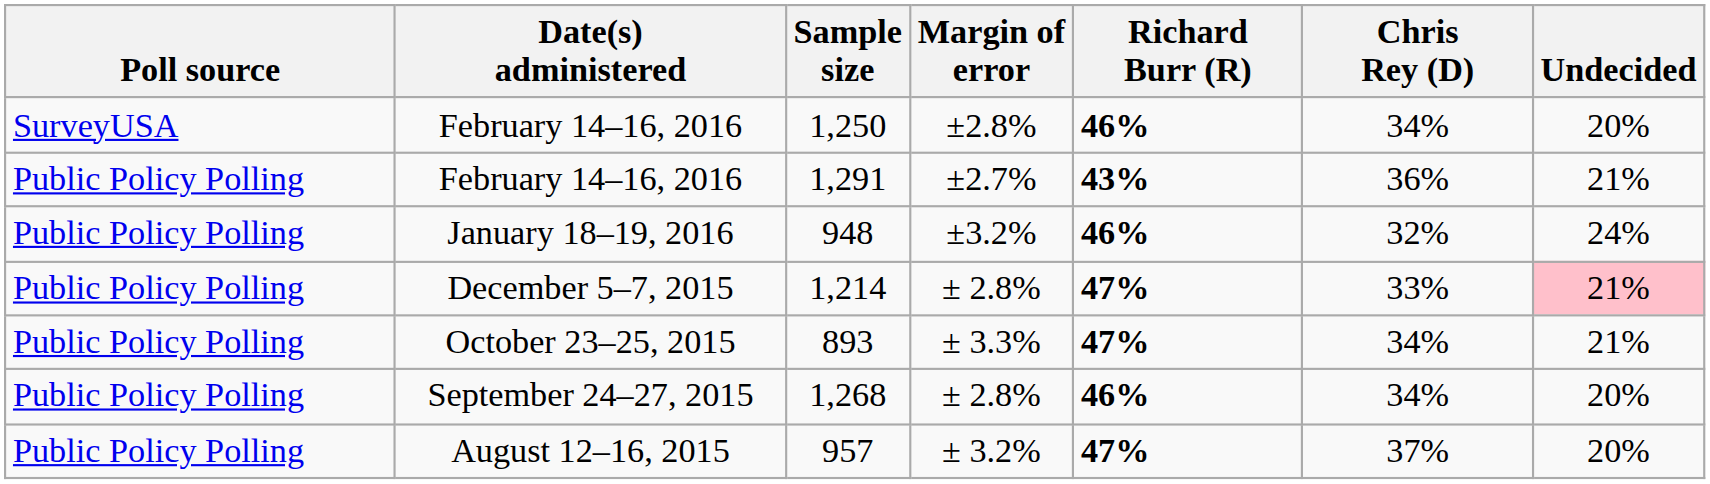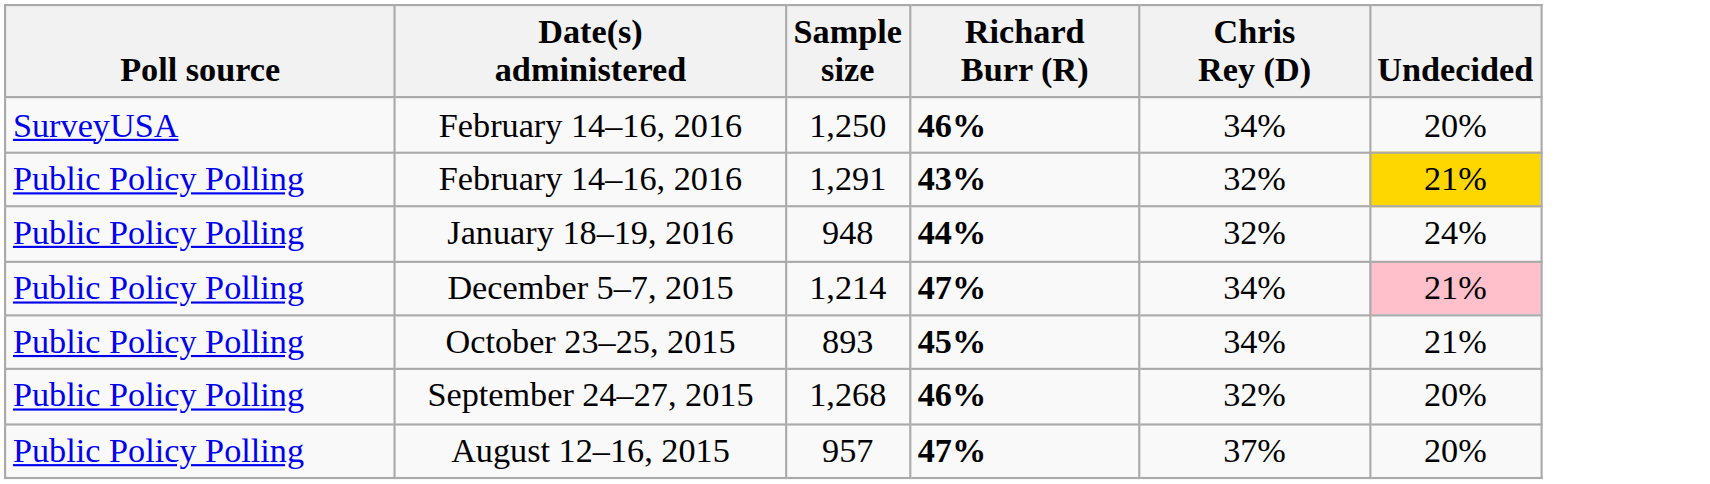- column: (991, 50)
(1418, 178) 36% -> (1255, 178) 32%
(1618, 178) no background -> (1455, 178) gold background
(1115, 233) 46% -> (952, 233) 44%
(1418, 287) 33% -> (1255, 287) 34%
(1115, 341) 47% -> (952, 341) 45%
(1418, 395) 34% -> (1255, 395) 32%
